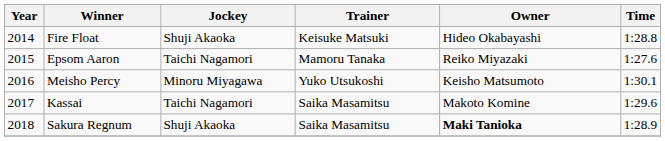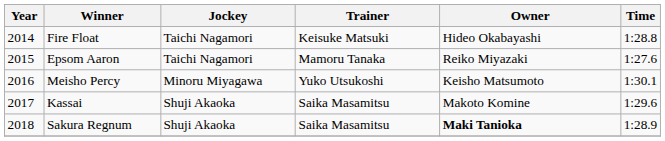(199, 37) Shuji Akaoka -> (208, 37) Taichi Nagamori
(208, 103) Taichi Nagamori -> (199, 103) Shuji Akaoka
